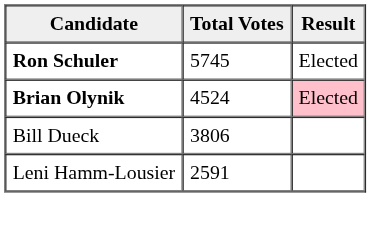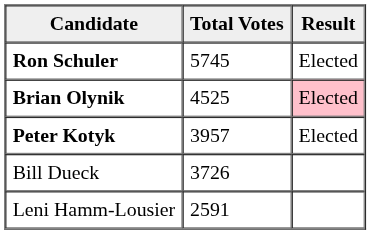(210, 98) 4524 -> (210, 98) 4525
+ row: (64, 135)
(210, 135) 3806 -> (210, 172) 3726
